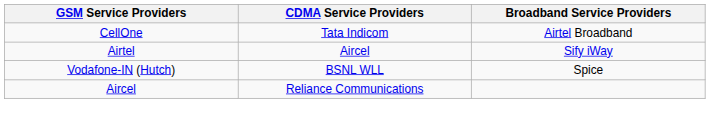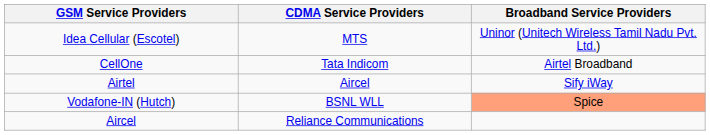+ row: (121, 39)
(588, 70) no background -> (588, 102) lightsalmon background
